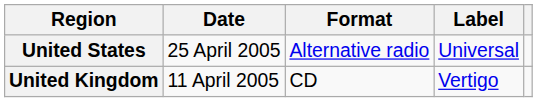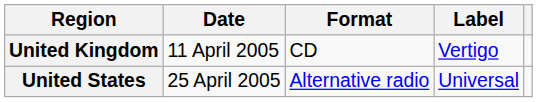rows swapped: (84, 81) <-> (84, 50)
